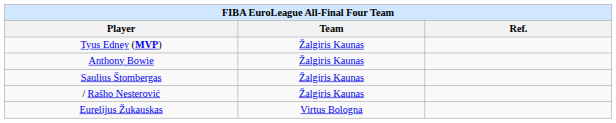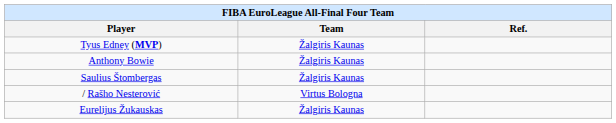(331, 93) Žalgiris Kaunas -> (331, 93) Virtus Bologna
(331, 110) Virtus Bologna -> (331, 110) Žalgiris Kaunas
